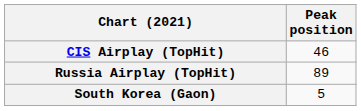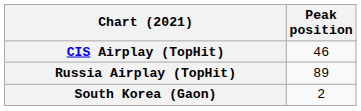(321, 95) 5 -> (321, 95) 2
